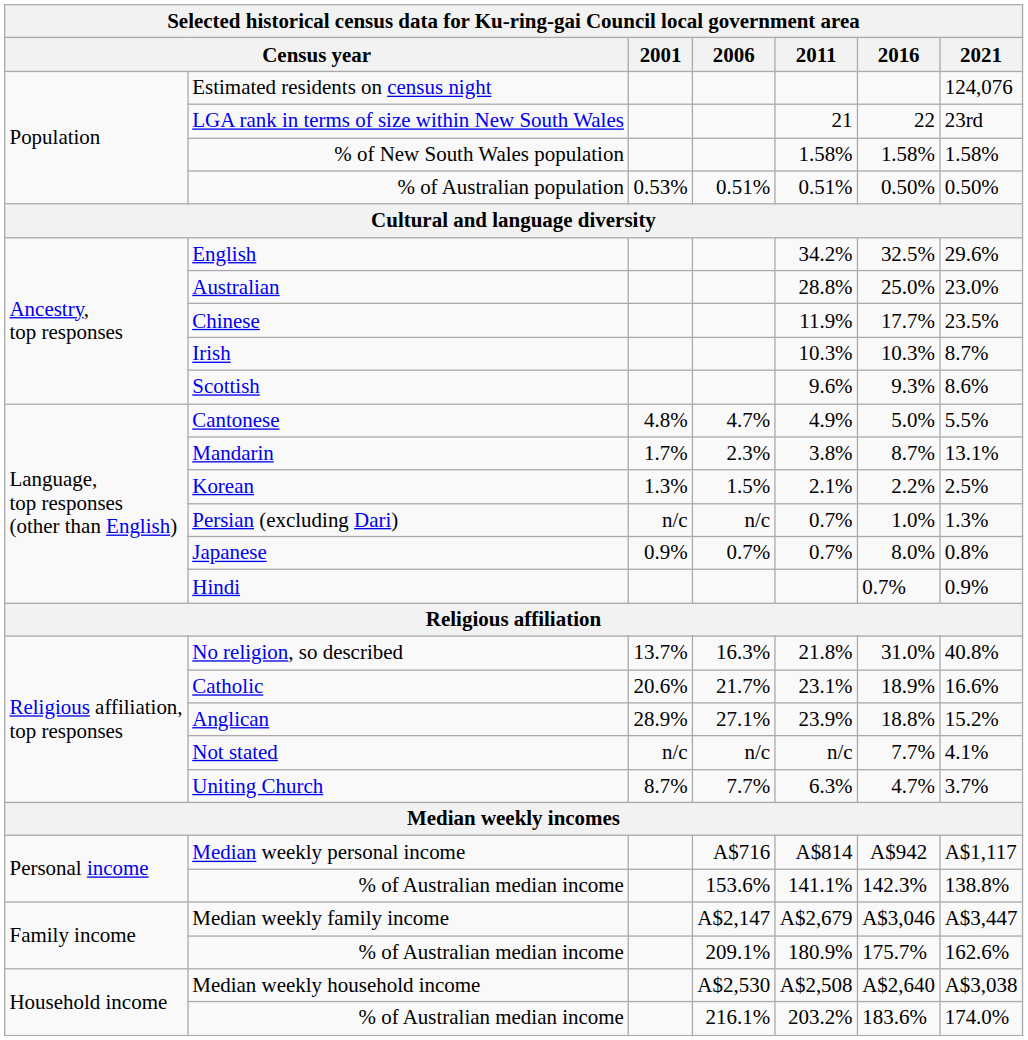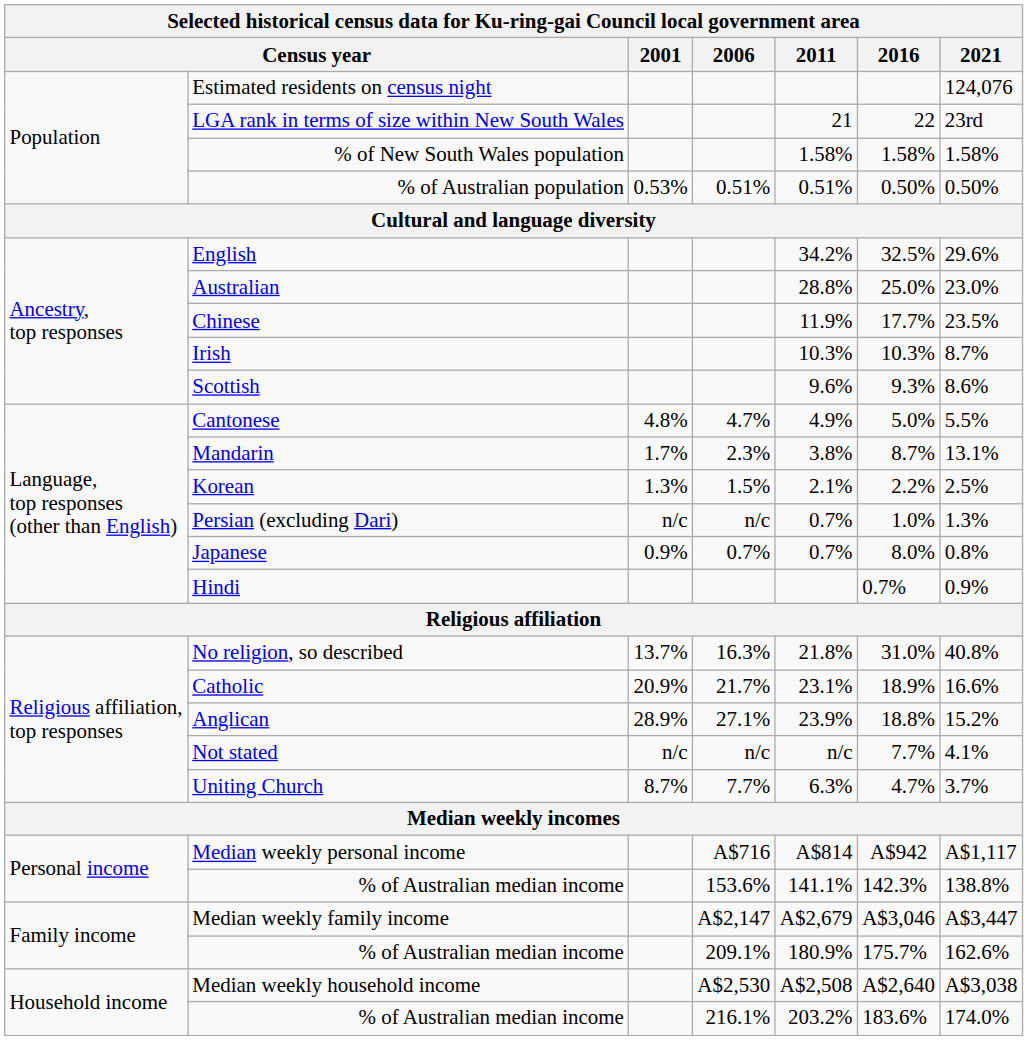(661, 685) 20.6% -> (661, 685) 20.9%
